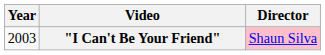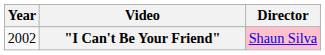(22, 38) 2003 -> (22, 38) 2002
